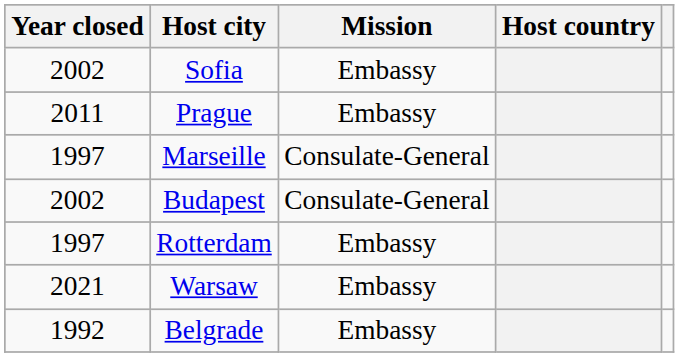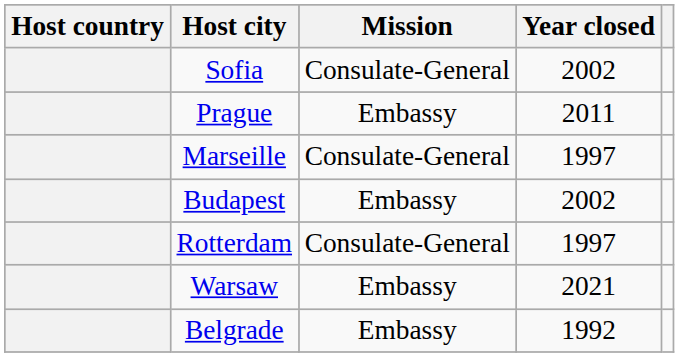columns swapped: (578, 26) <-> (77, 26)
(387, 69) Embassy -> (407, 69) Consulate-General
(387, 199) Consulate-General -> (407, 199) Embassy
(387, 243) Embassy -> (407, 243) Consulate-General
